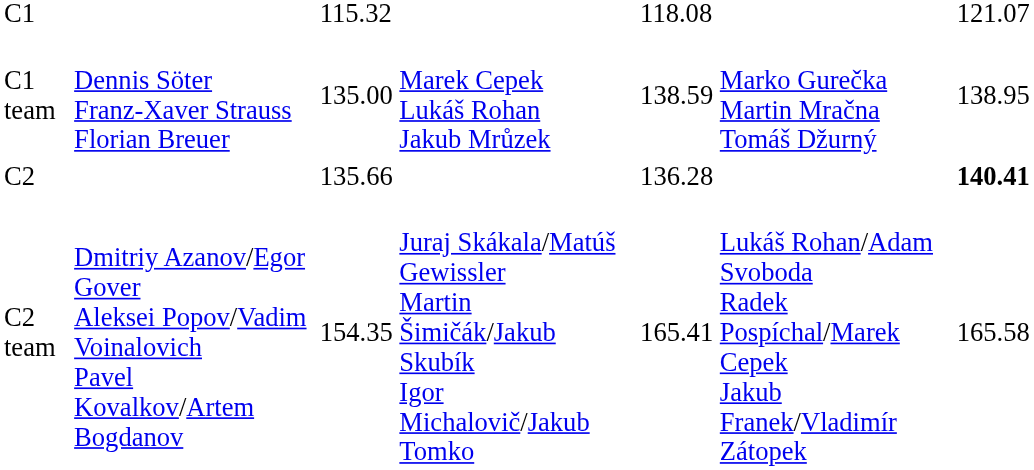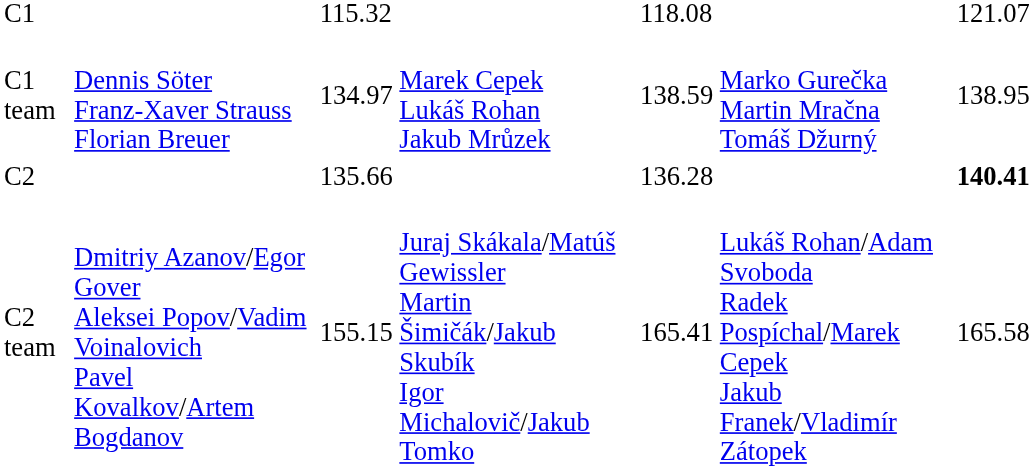(356, 94) 135.00 -> (356, 94) 134.97
(356, 332) 154.35 -> (356, 332) 155.15
